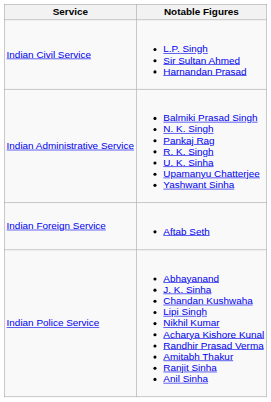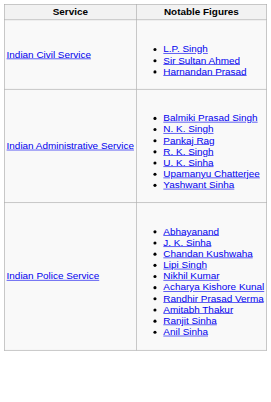- row: (56, 226)
